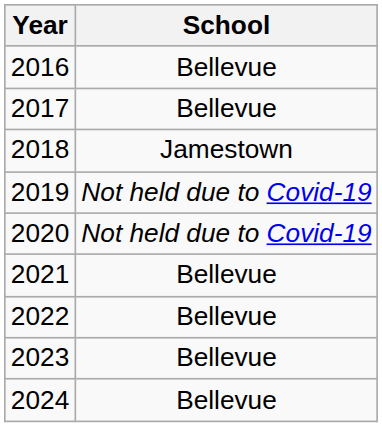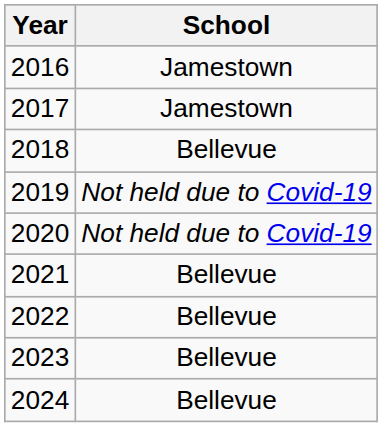(226, 66) Bellevue -> (226, 66) Jamestown
(226, 108) Bellevue -> (226, 108) Jamestown
(226, 150) Jamestown -> (226, 150) Bellevue
